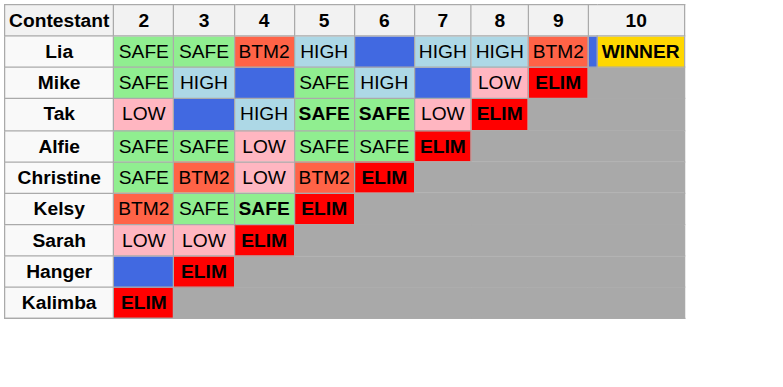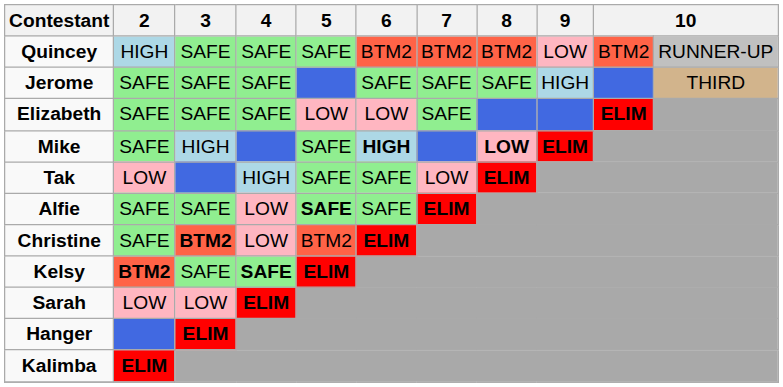- row: (59, 51)
+ row: (59, 51)
+ row: (59, 83)
+ row: (59, 114)
(384, 83) normal -> (386, 146) bold
(500, 83) normal -> (507, 146) bold
(324, 114) bold -> (326, 177) normal
(384, 114) bold -> (386, 177) normal
(324, 146) normal -> (326, 208) bold
(204, 177) normal -> (206, 240) bold
(144, 208) normal -> (144, 271) bold
